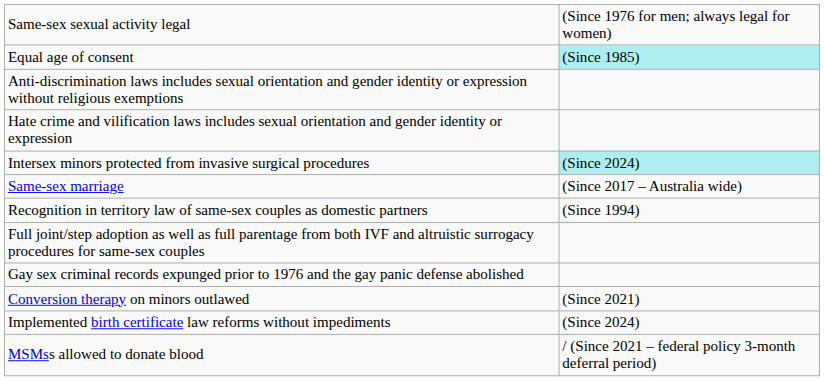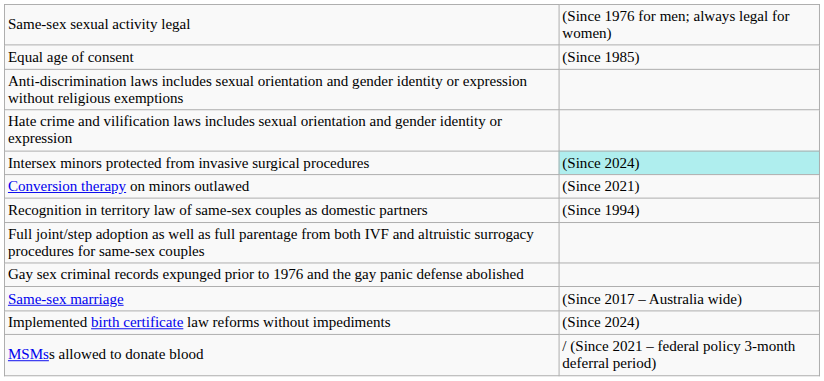(601, 57) paleturquoise background -> (601, 57) no background
rows swapped: (66, 186) <-> (129, 298)
